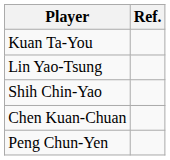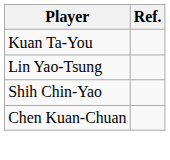- row: (58, 142)
